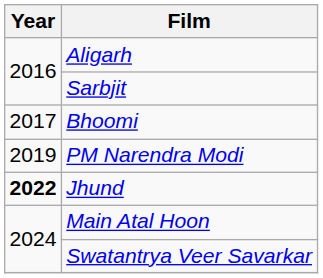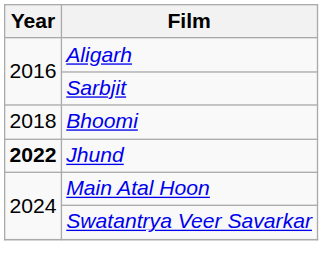(33, 121) 2017 -> (33, 121) 2018
- row: (155, 155)
